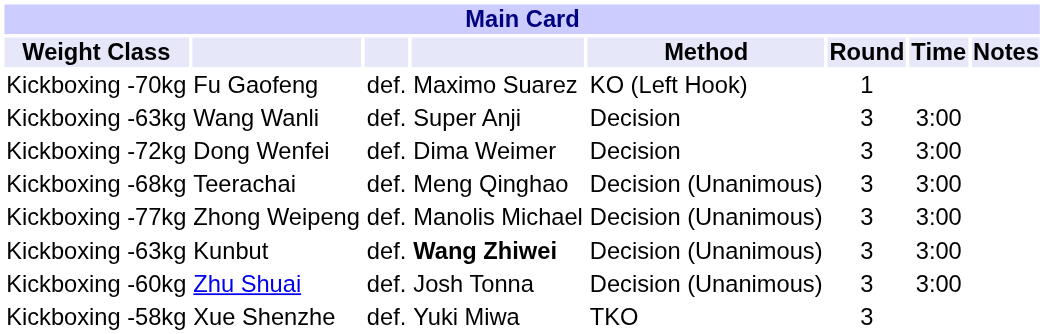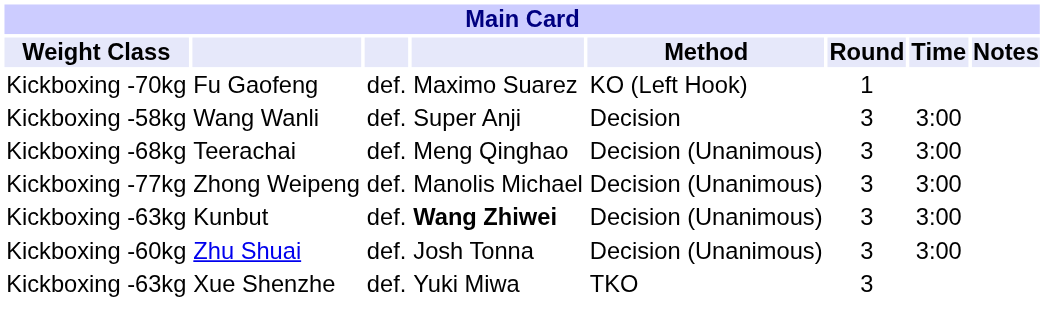(96, 118) Kickboxing -63kg -> (96, 118) Kickboxing -58kg
- row: (261, 152)
(96, 317) Kickboxing -58kg -> (96, 284) Kickboxing -63kg
